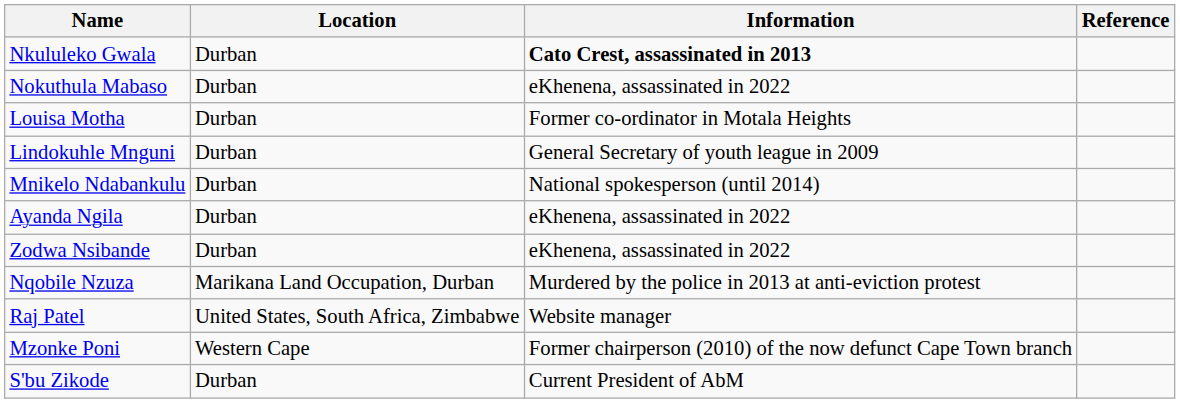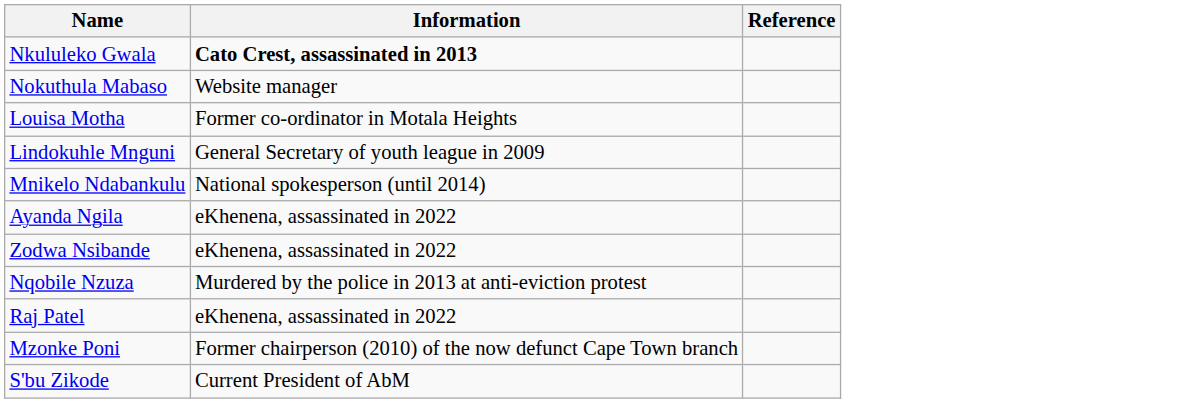- column: (357, 20)
(660, 86) eKhenena, assassinated in 2022 -> (266, 86) Website manager
(600, 315) Website manager -> (326, 315) eKhenena, assassinated in 2022
